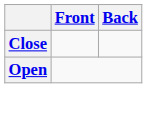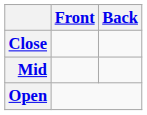+ row: (32, 69)
